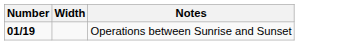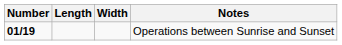+ column: (73, 13)
